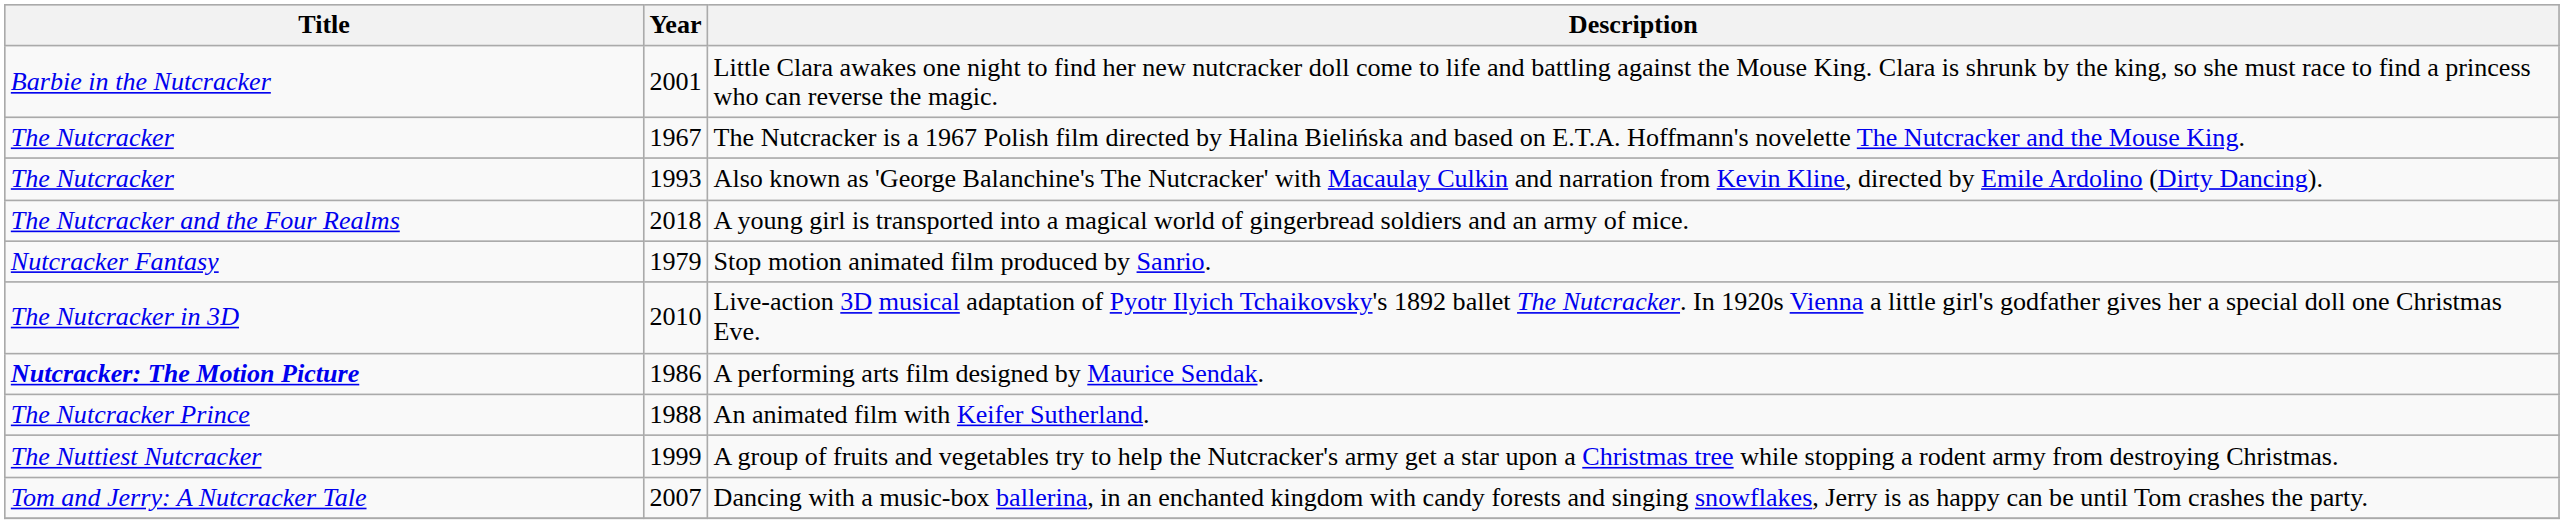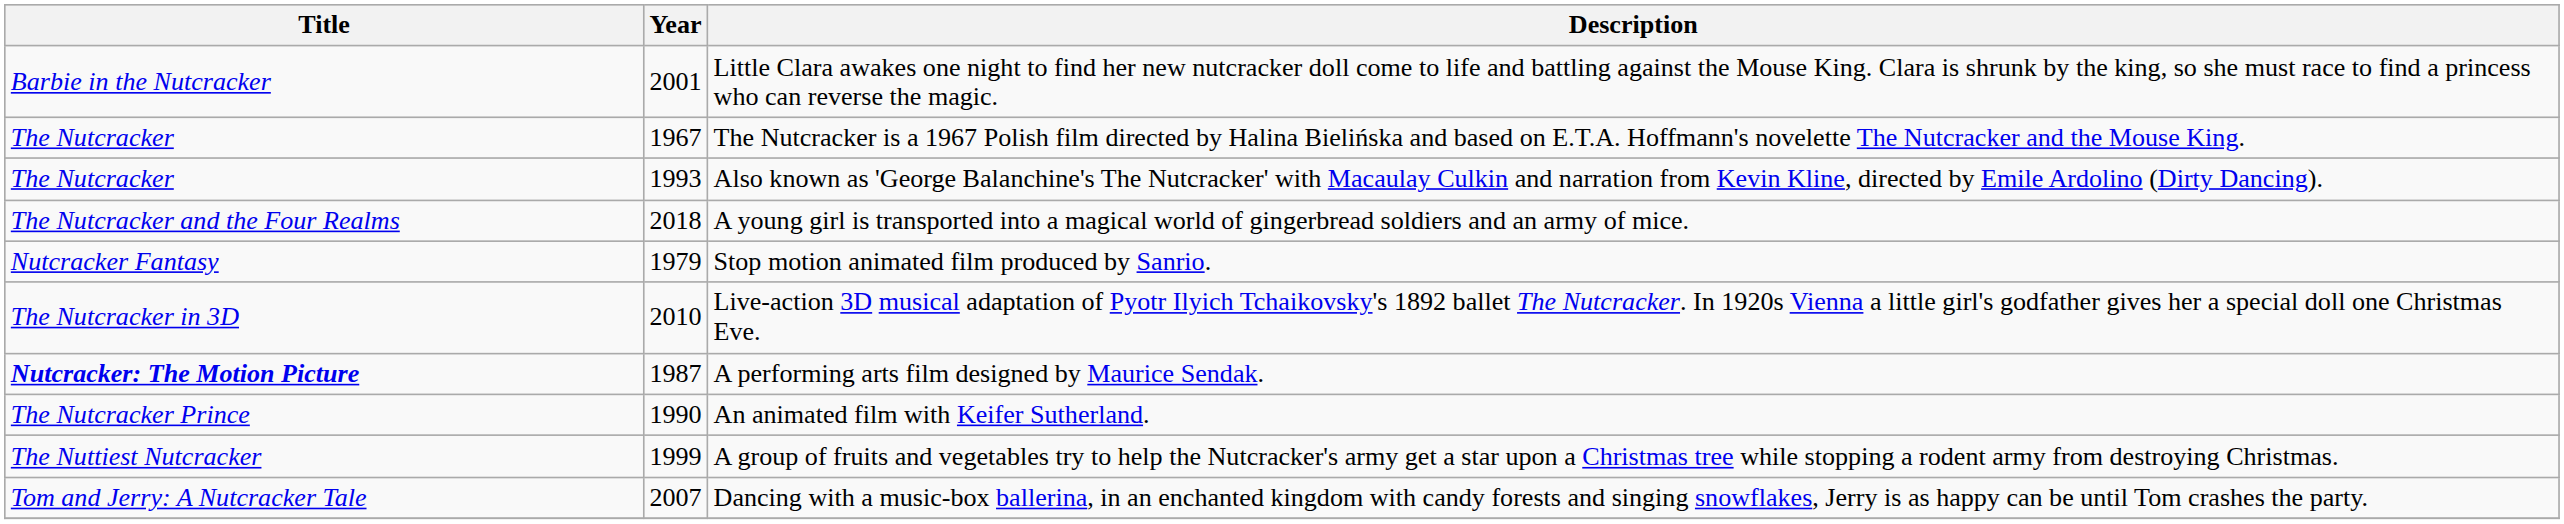(675, 373) 1986 -> (675, 373) 1987
(675, 414) 1988 -> (675, 414) 1990
